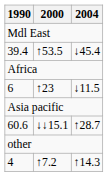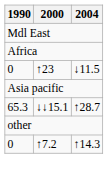- row: (49, 51)
(10, 88) 6 -> (10, 70) 0
(18, 125) 60.6 -> (18, 107) 65.3
(10, 162) 4 -> (10, 144) 0
